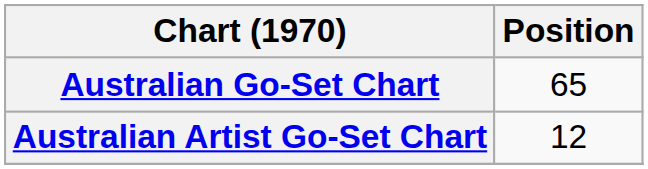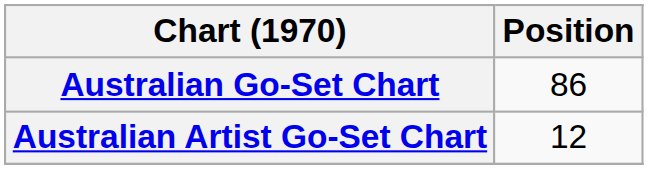(569, 84) 65 -> (569, 84) 86
